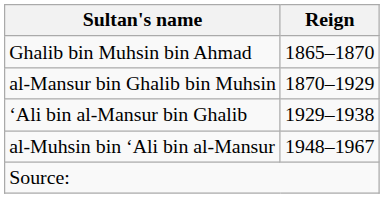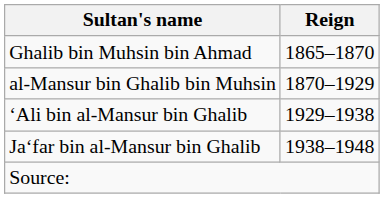+ row: (135, 146)
- row: (142, 146)
